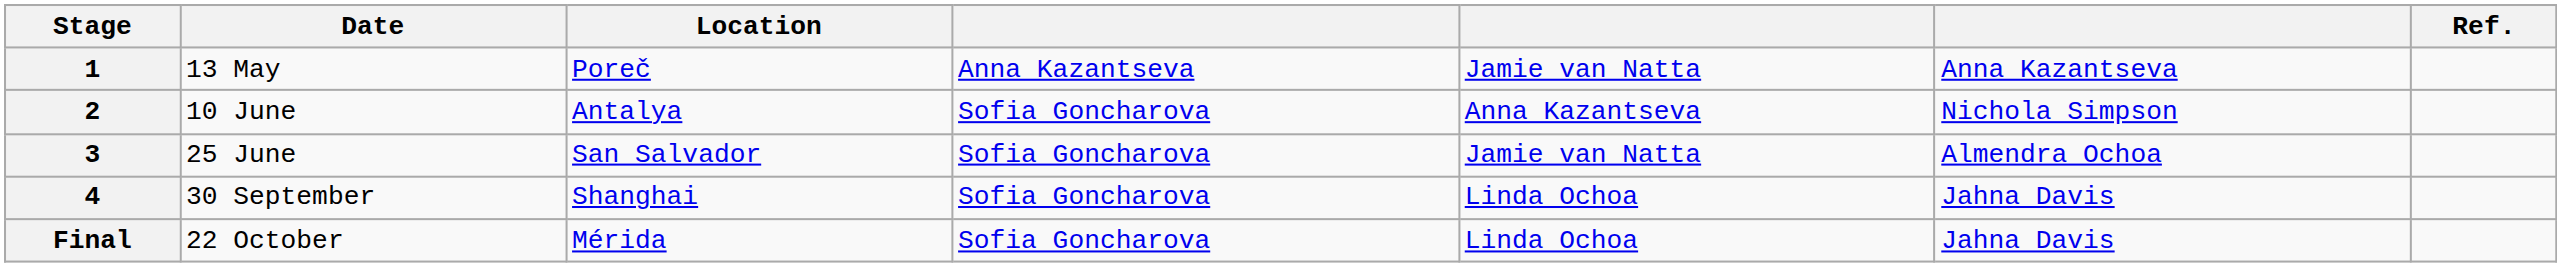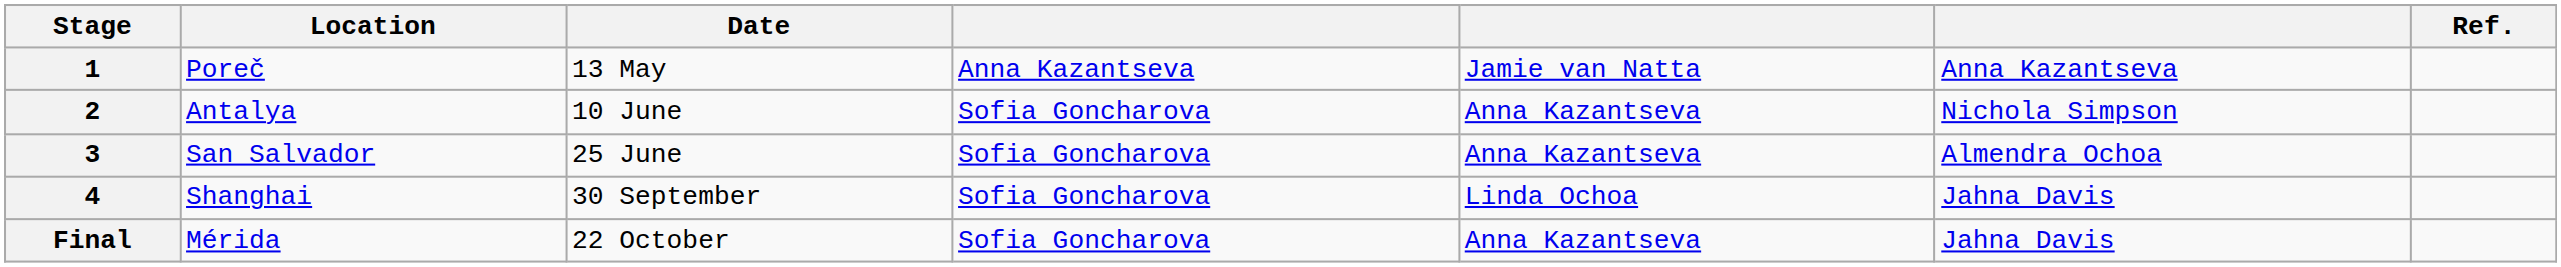columns swapped: (373, 26) <-> (759, 26)
(1583, 155) Jamie van Natta -> (1583, 155) Anna Kazantseva
(1551, 240) Linda Ochoa -> (1583, 240) Anna Kazantseva
